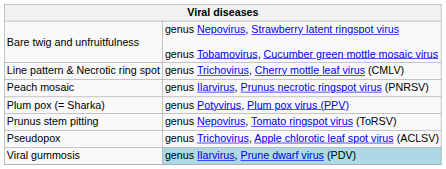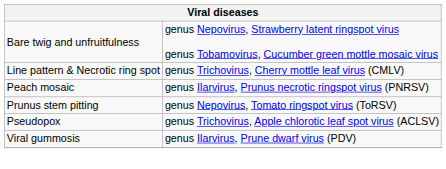- row: (56, 105)
(261, 156) lightblue background -> (261, 139) no background
